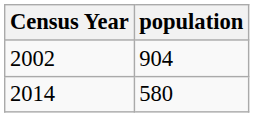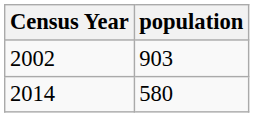(156, 58) 904 -> (156, 58) 903
